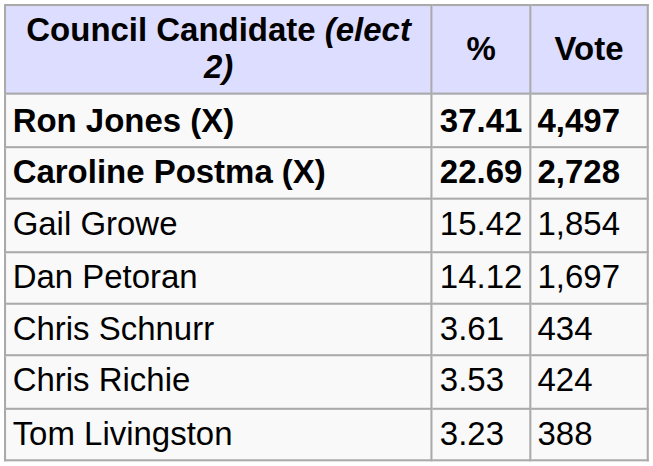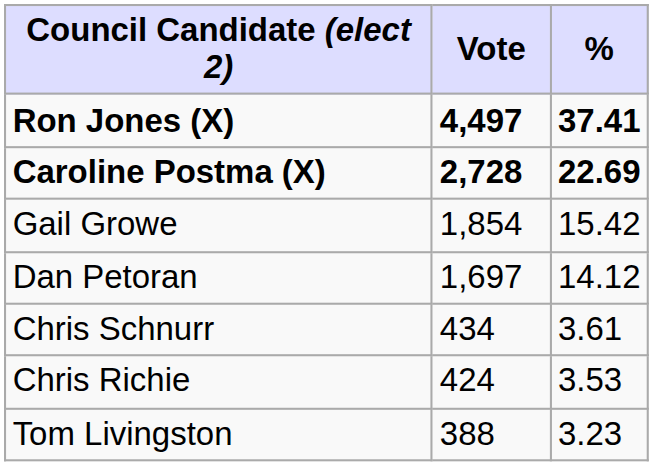columns swapped: (589, 49) <-> (481, 49)
